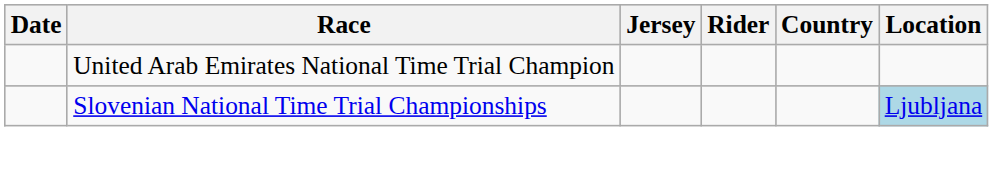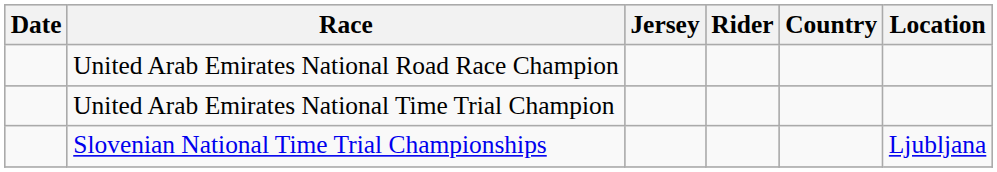+ row: (346, 65)
(933, 105) lightblue background -> (938, 145) no background
